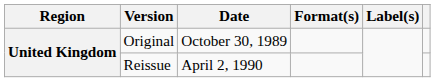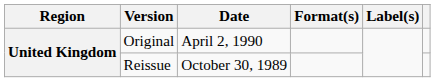(234, 40) October 30, 1989 -> (222, 40) April 2, 1990
(222, 64) April 2, 1990 -> (234, 64) October 30, 1989
